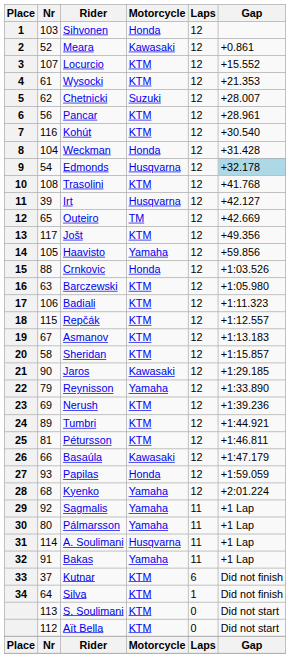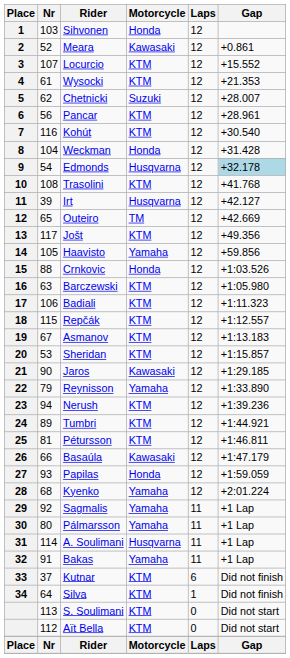(46, 355) 58 -> (46, 355) 53
(46, 406) 69 -> (46, 406) 94
